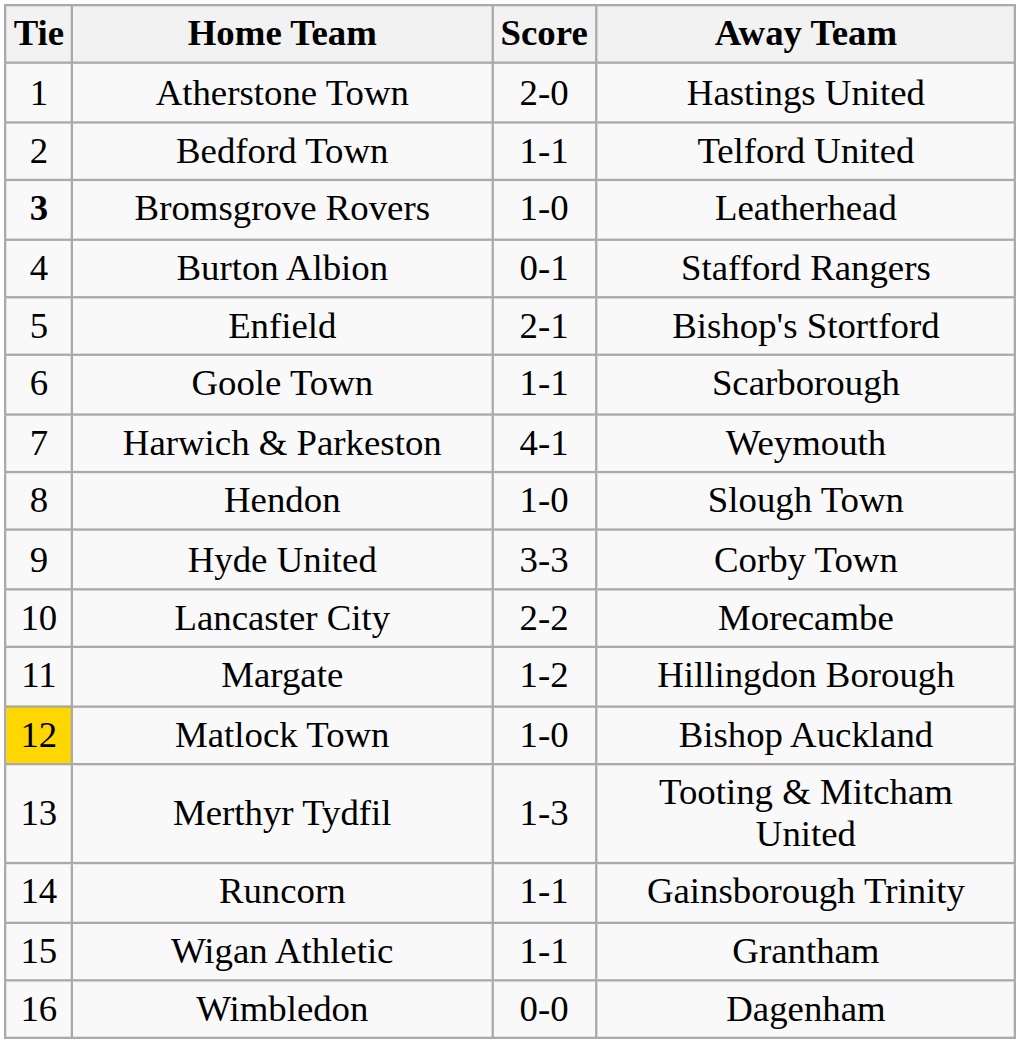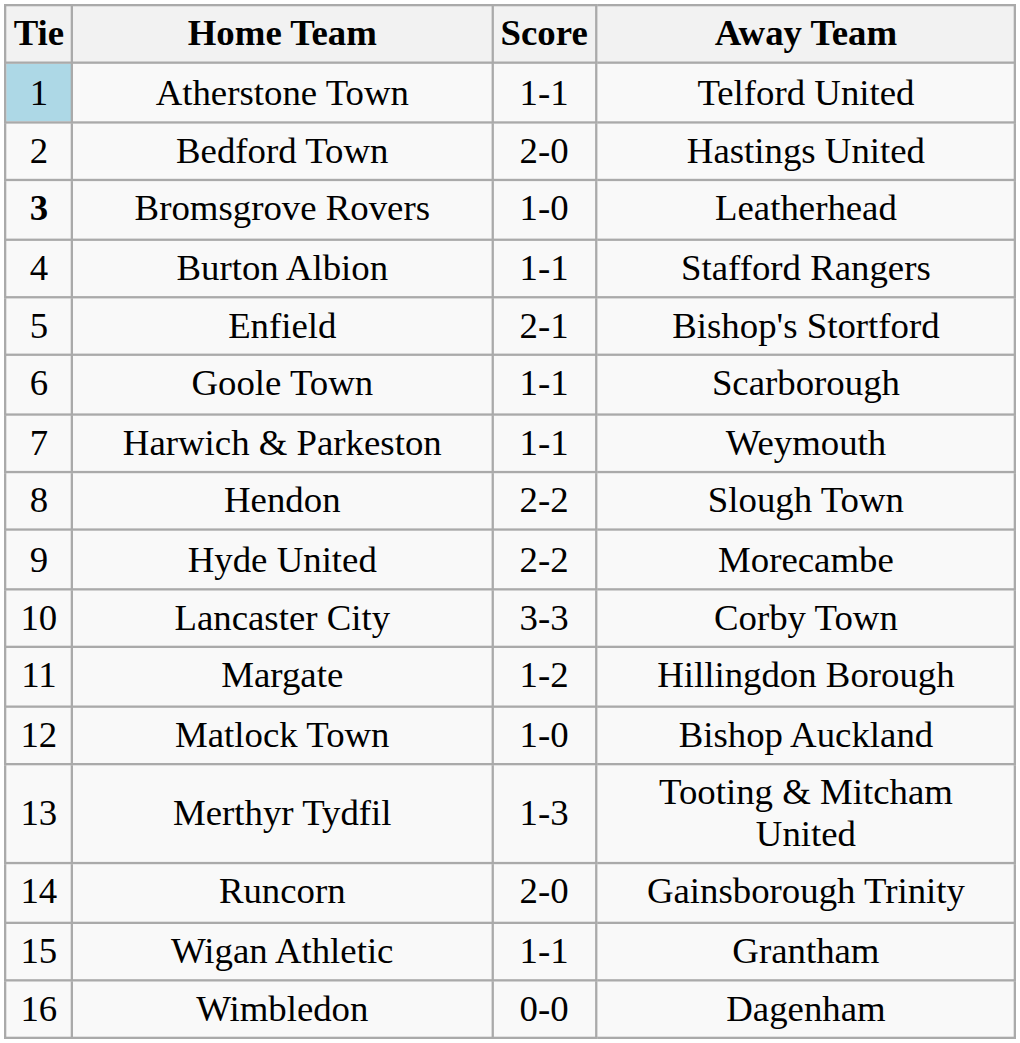(39, 92) no background -> (39, 92) lightblue background
(544, 92) 2-0 -> (544, 92) 1-1
(806, 92) Hastings United -> (806, 92) Telford United
(544, 150) 1-1 -> (544, 150) 2-0
(806, 150) Telford United -> (806, 150) Hastings United
(544, 267) 0-1 -> (544, 267) 1-1
(544, 442) 4-1 -> (544, 442) 1-1
(544, 500) 1-0 -> (544, 500) 2-2
(544, 558) 3-3 -> (544, 558) 2-2
(806, 558) Corby Town -> (806, 558) Morecambe
(544, 617) 2-2 -> (544, 617) 3-3
(806, 617) Morecambe -> (806, 617) Corby Town
(39, 734) gold background -> (39, 734) no background
(544, 892) 1-1 -> (544, 892) 2-0
